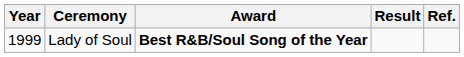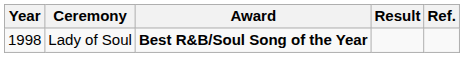(25, 40) 1999 -> (25, 40) 1998
